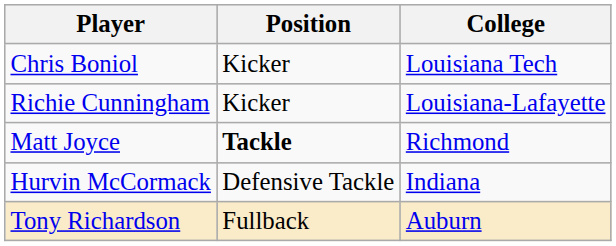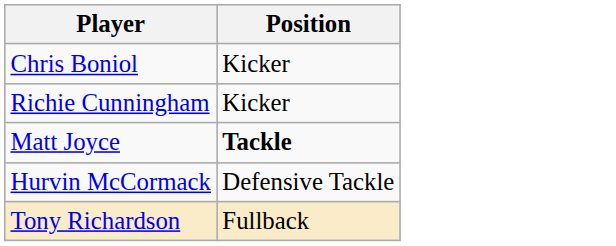- column: (506, 24)
